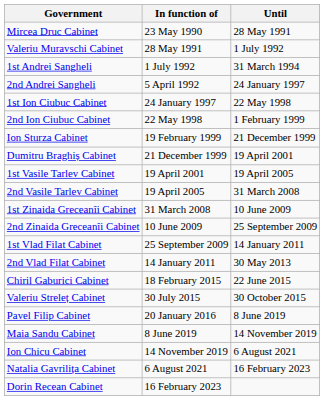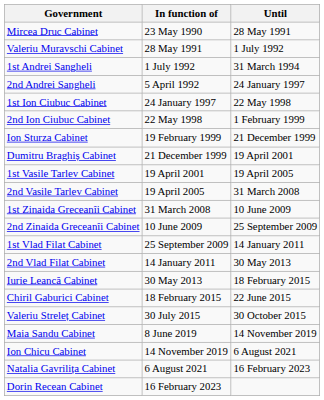+ row: (52, 280)
- row: (48, 316)
